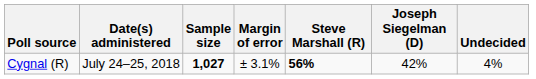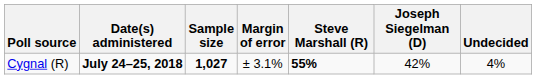(131, 63) normal -> (132, 63) bold
(301, 63) 56% -> (304, 63) 55%
